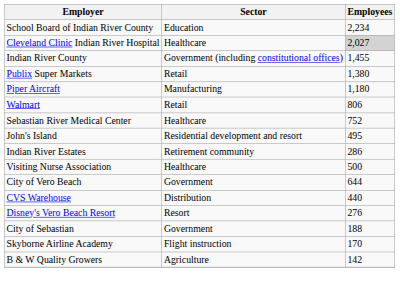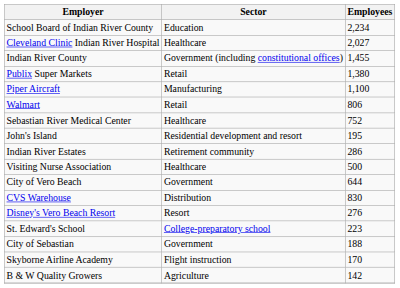(358, 43) lightgrey background -> (358, 43) no background
(358, 89) 1,180 -> (358, 89) 1,100
(355, 136) 495 -> (355, 136) 195
(355, 197) 440 -> (355, 197) 830
+ row: (46, 228)
